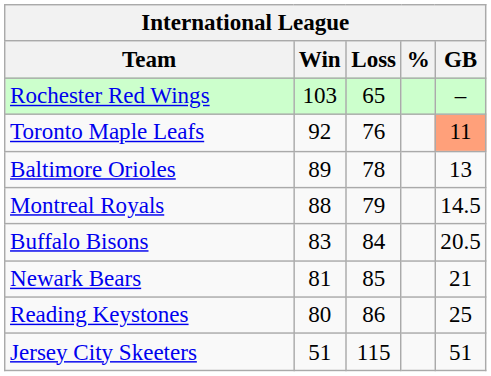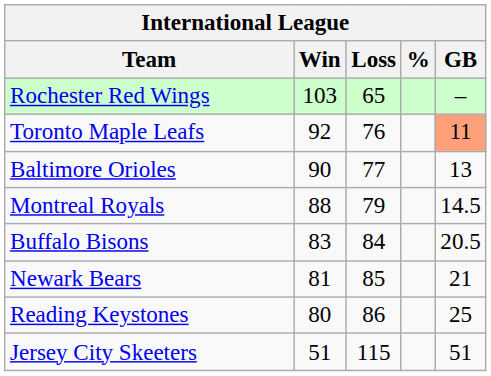(320, 168) 89 -> (320, 168) 90
(374, 168) 78 -> (374, 168) 77
